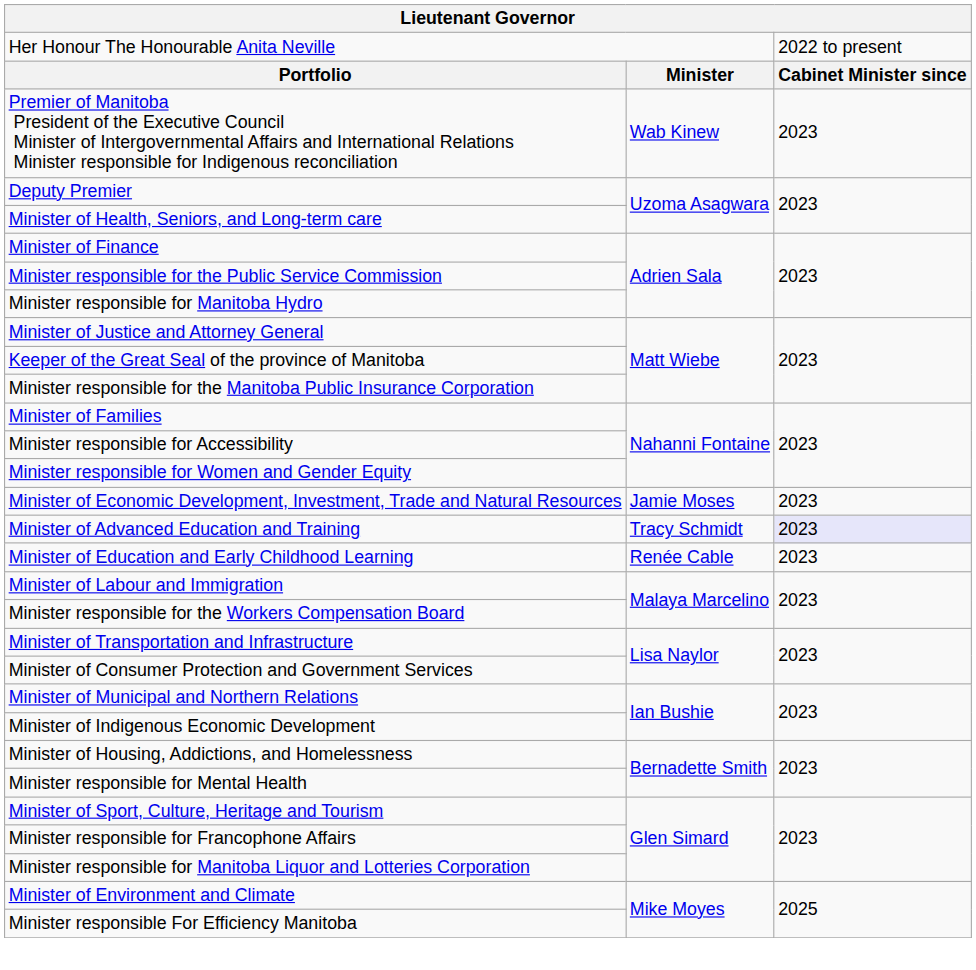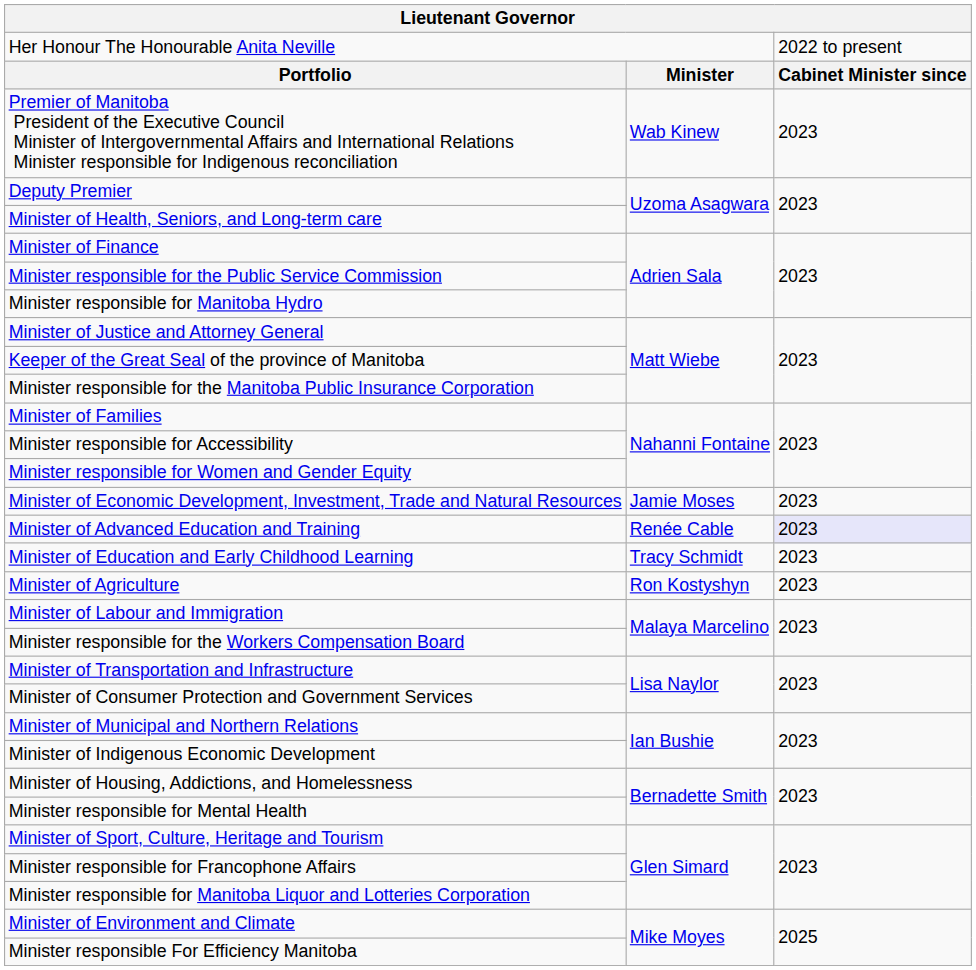(686, 529) Tracy Schmidt -> (682, 529) Renée Cable
(682, 557) Renée Cable -> (686, 557) Tracy Schmidt
+ row: (94, 585)
